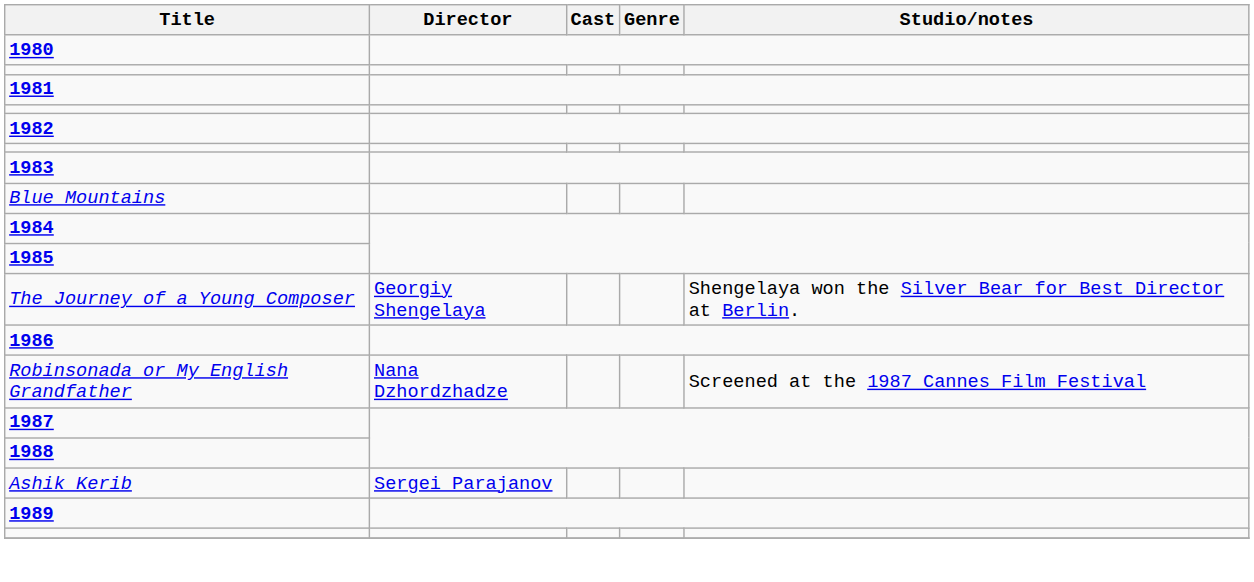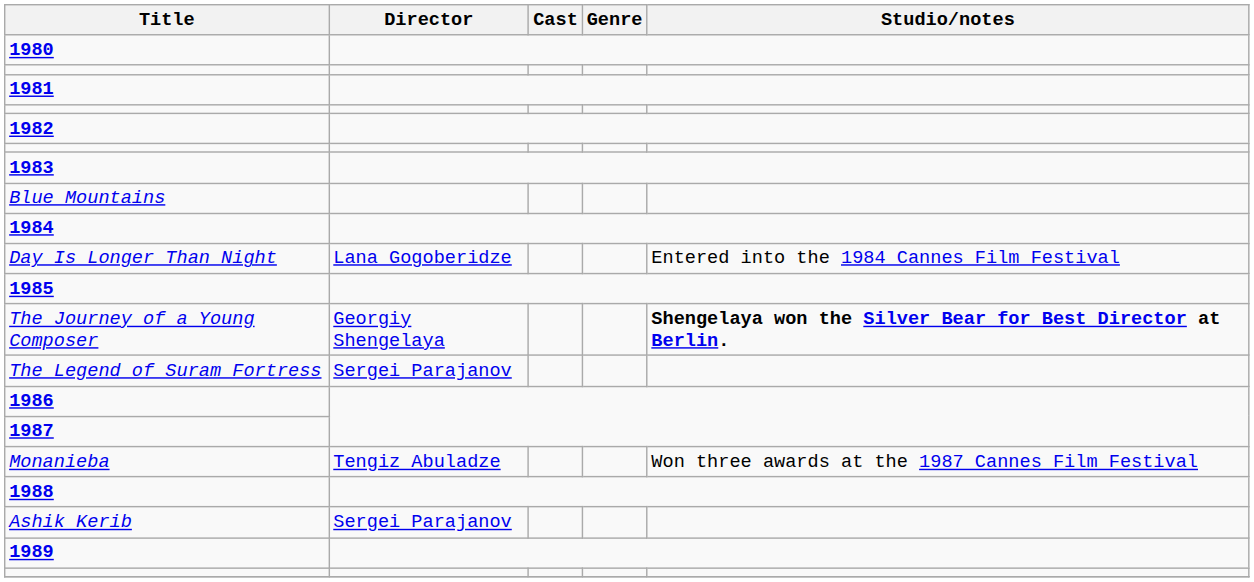+ row: (143, 258)
(956, 300) normal -> (936, 330) bold
+ row: (165, 371)
- row: (149, 382)
+ row: (59, 462)
